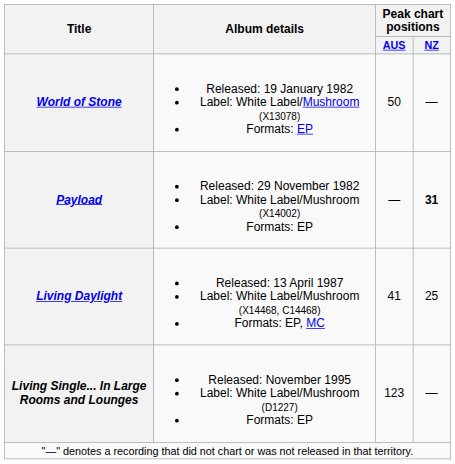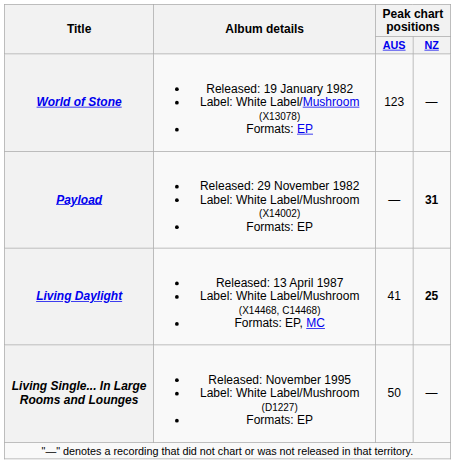(394, 102) 50 -> (394, 102) 123
(432, 296) normal -> (432, 296) bold
(394, 393) 123 -> (394, 393) 50
